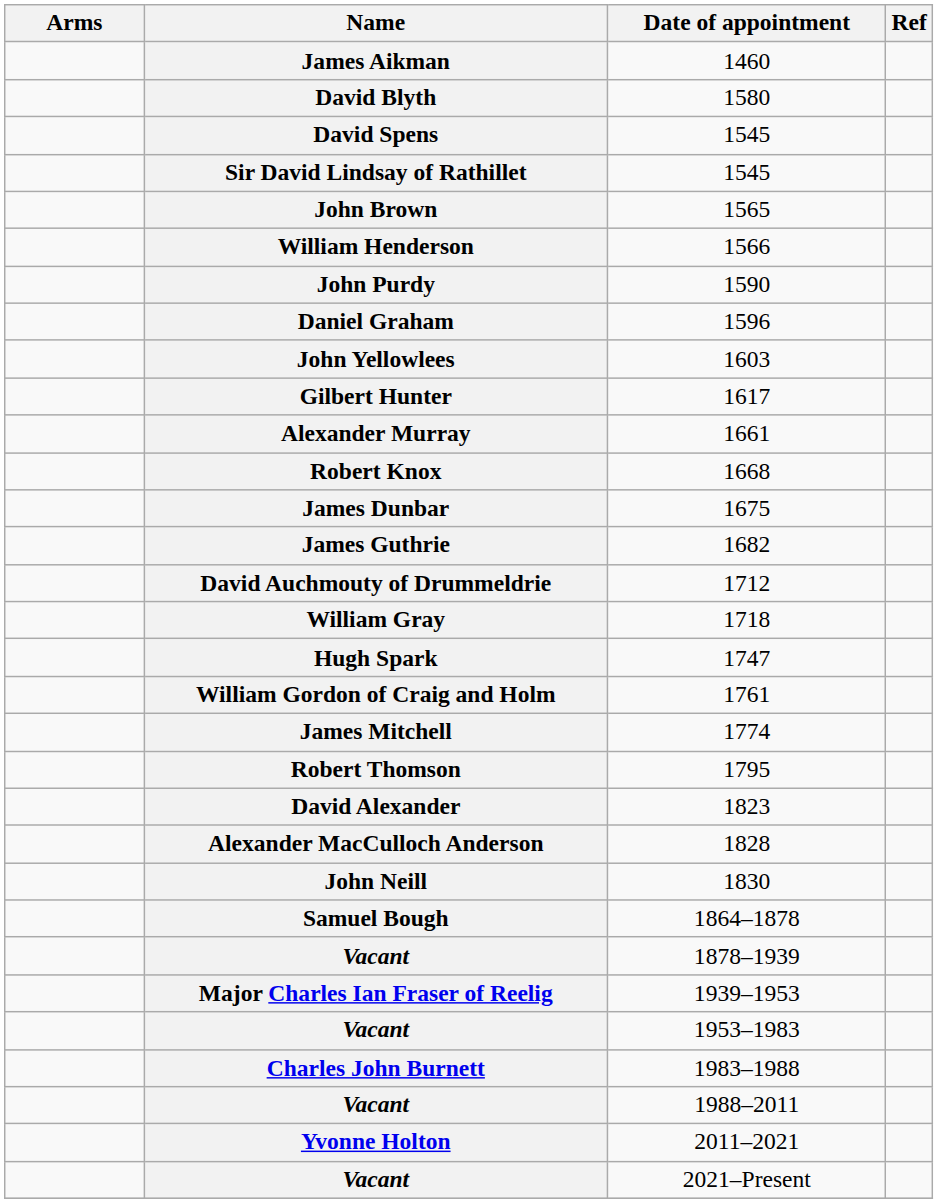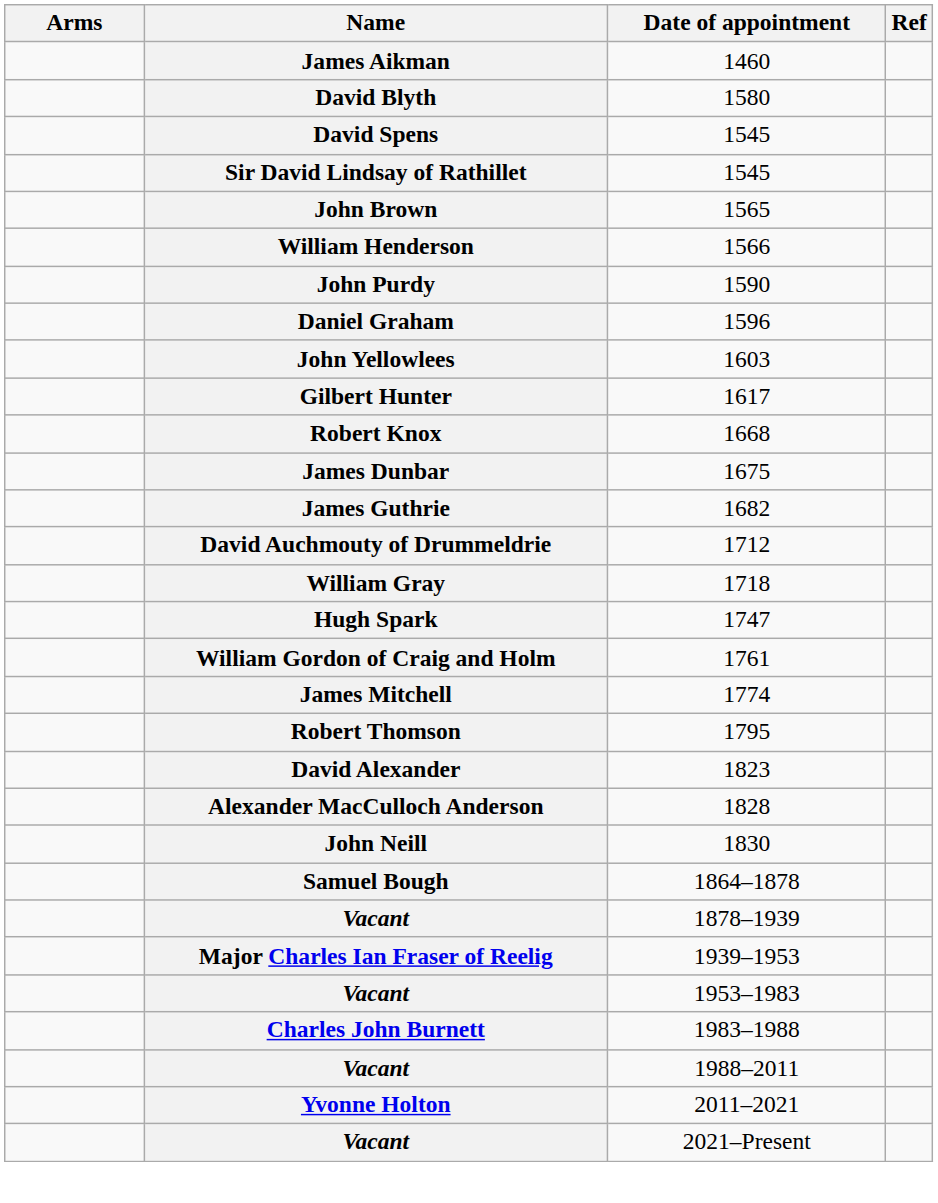- row: (376, 433)
